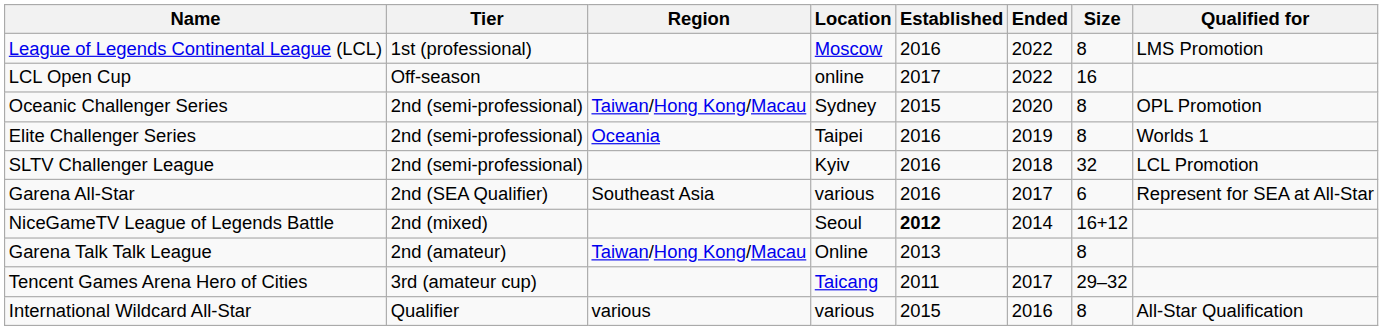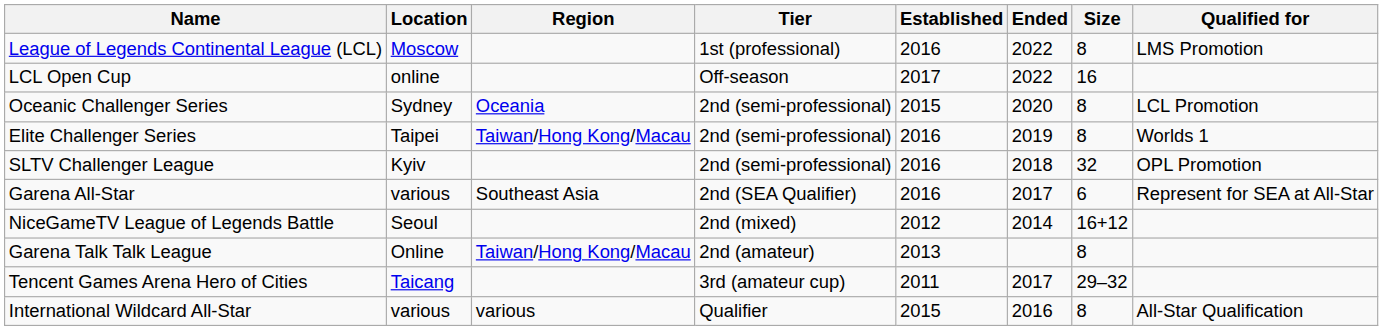columns swapped: (487, 19) <-> (853, 19)
(699, 106) Taiwan/Hong Kong/Macau -> (510, 106) Oceania
(1199, 106) OPL Promotion -> (1198, 106) LCL Promotion
(626, 135) Oceania -> (583, 135) Taiwan/Hong Kong/Macau
(1198, 164) LCL Promotion -> (1199, 164) OPL Promotion
(920, 223) bold -> (920, 223) normal
